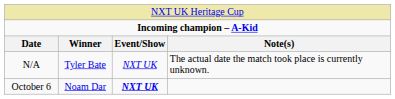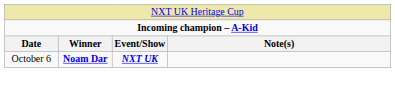- row: (31, 65)
(85, 86) normal -> (85, 59) bold
